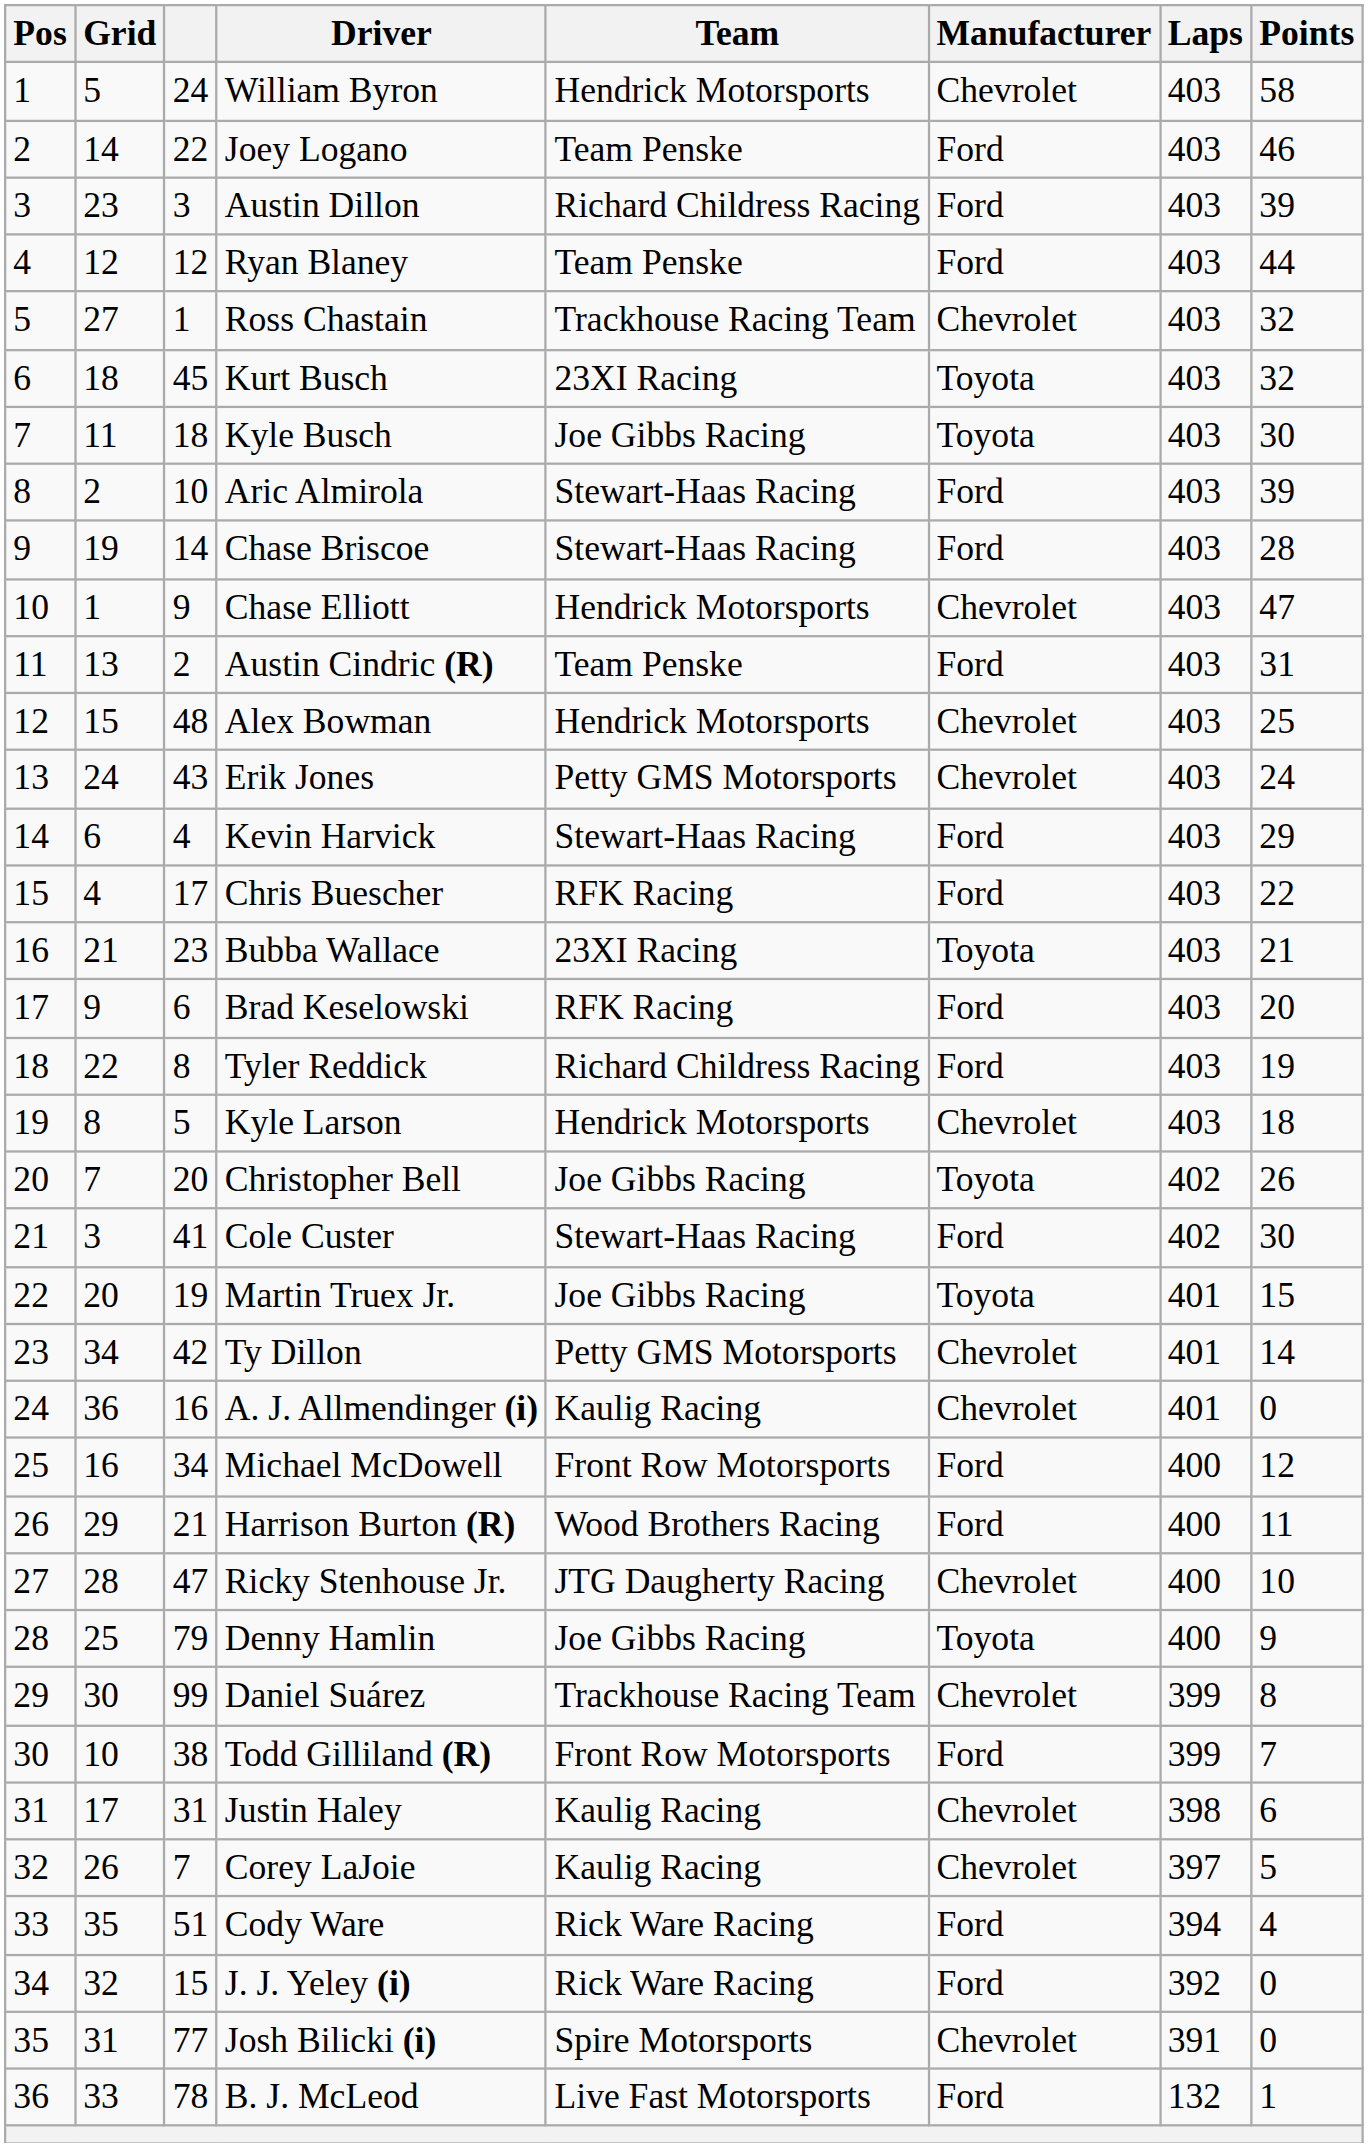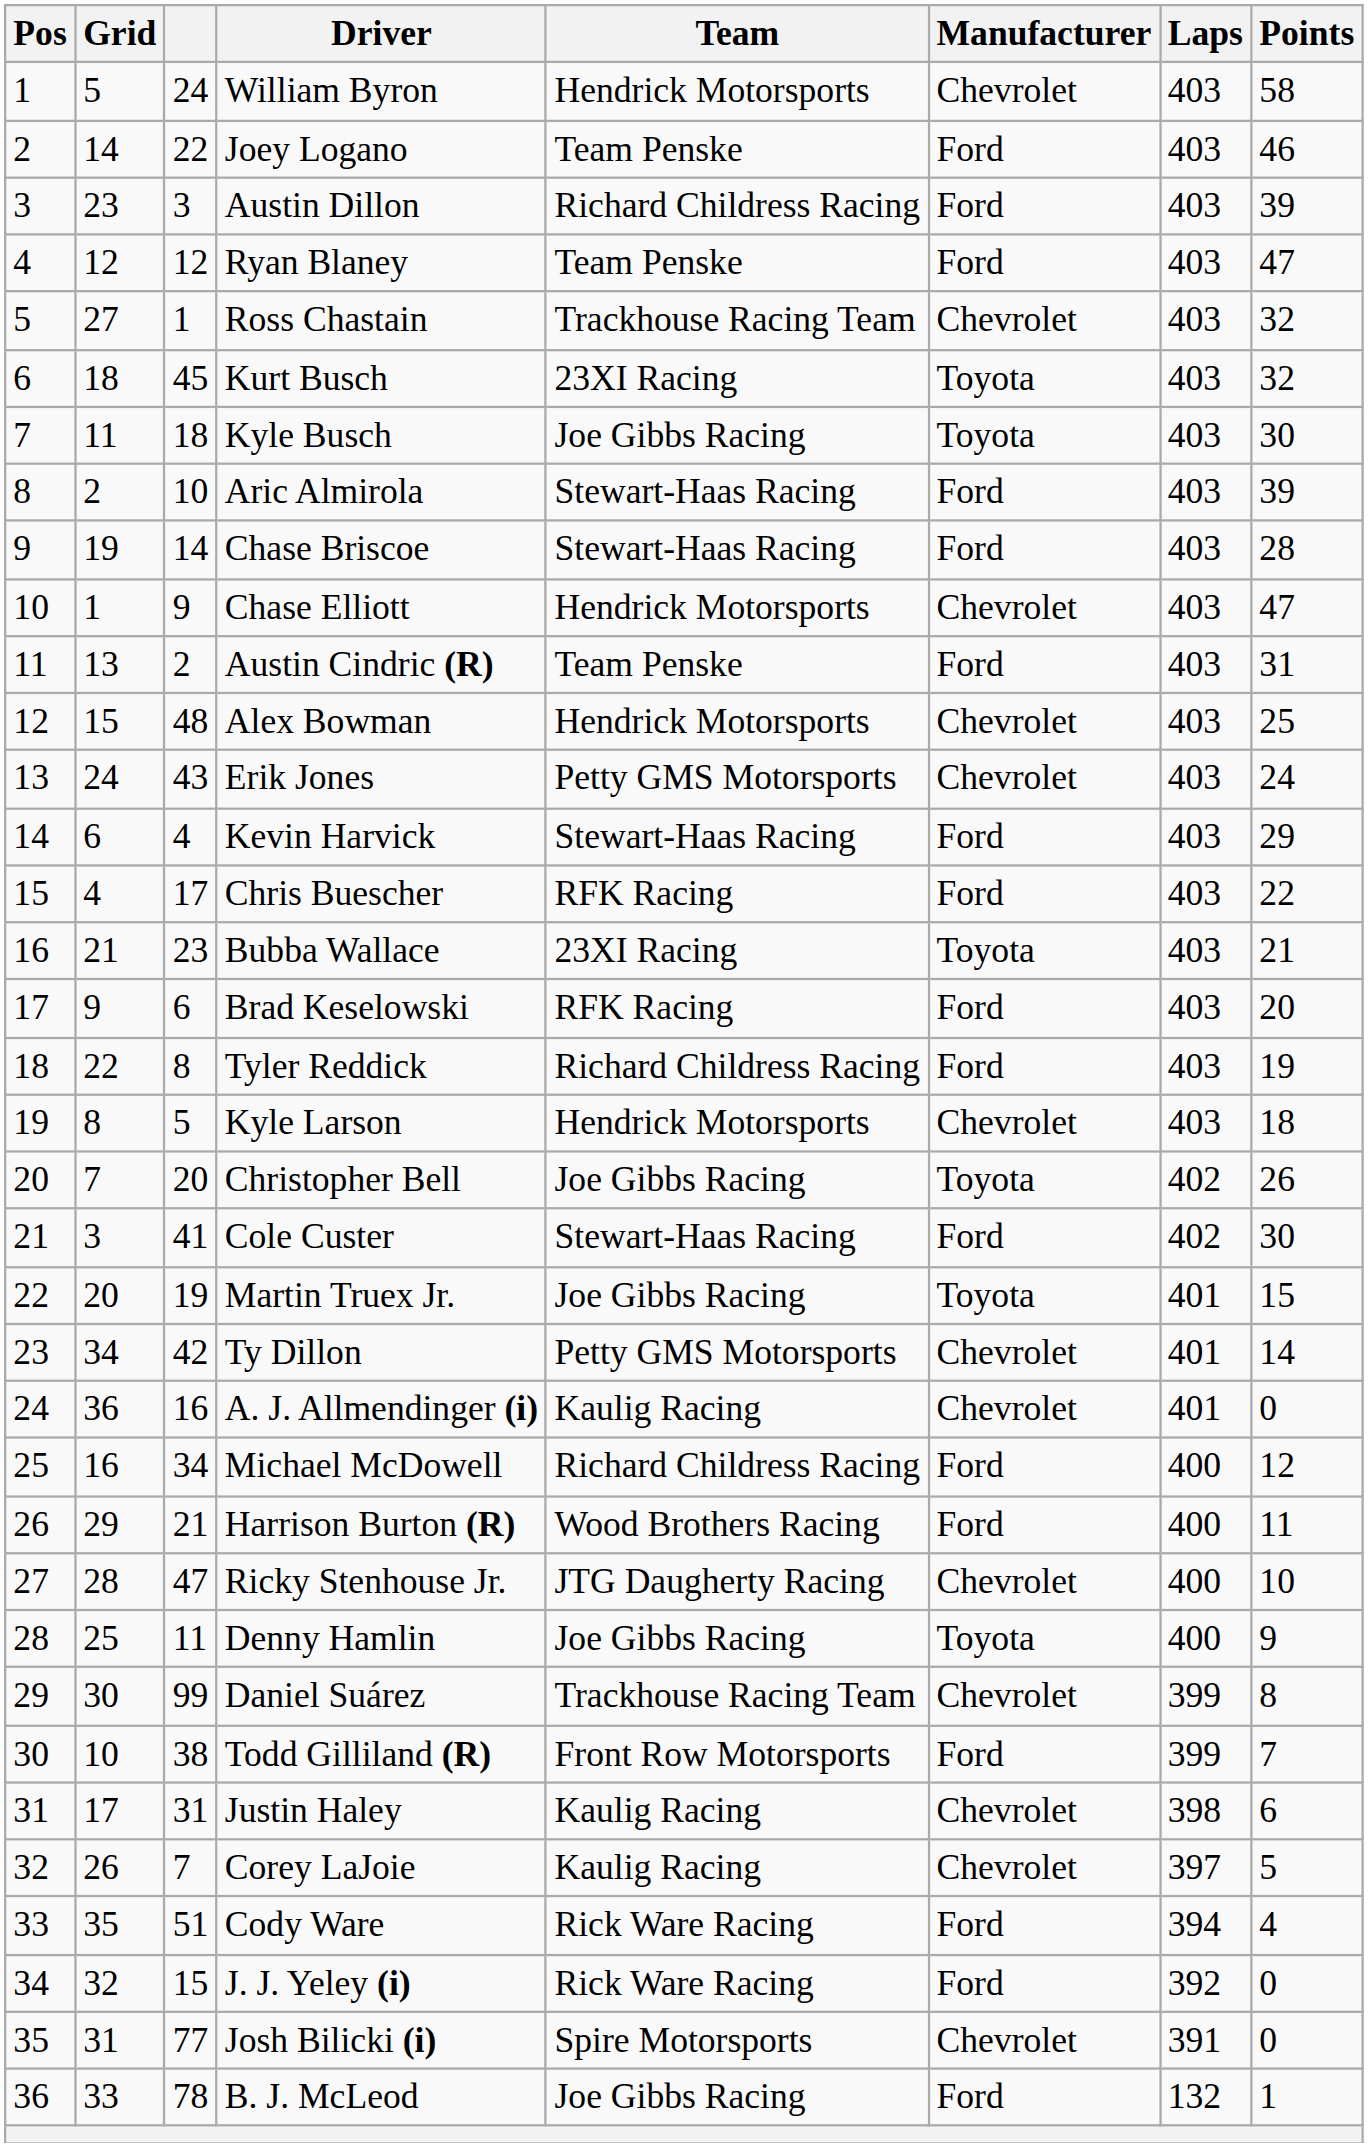(1277, 262) 44 -> (1277, 262) 47
(723, 1465) Front Row Motorsports -> (737, 1465) Richard Childress Racing
(191, 1637) 79 -> (190, 1637) 11
(713, 2096) Live Fast Motorsports -> (680, 2096) Joe Gibbs Racing
